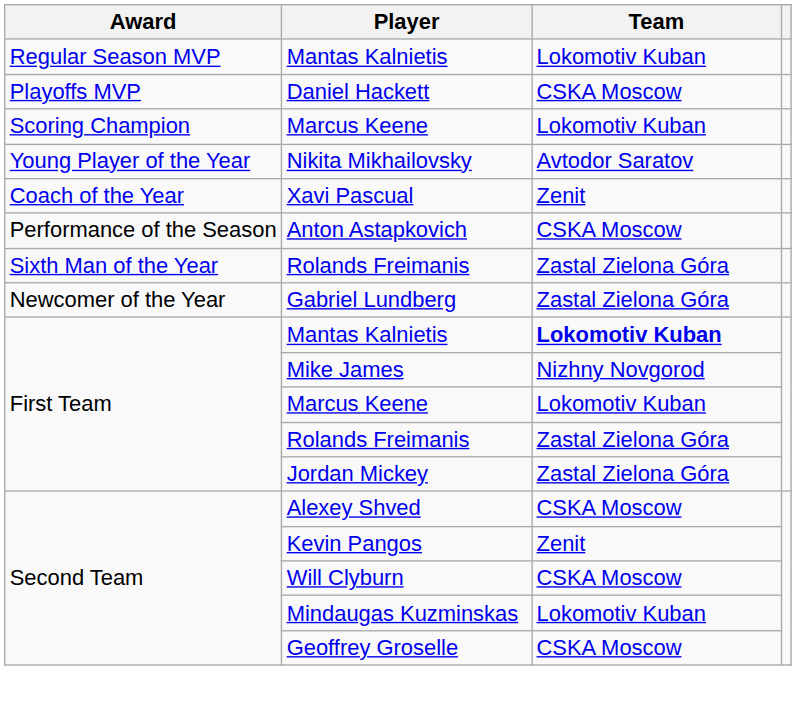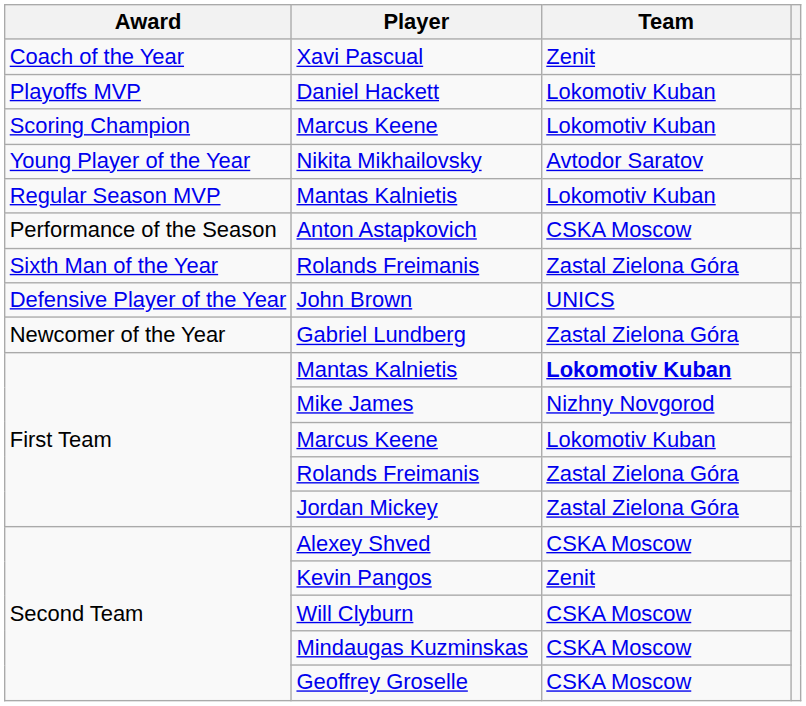rows swapped: (115, 56) <-> (97, 195)
(609, 91) CSKA Moscow -> (631, 91) Lokomotiv Kuban
+ row: (148, 299)
(621, 612) Lokomotiv Kuban -> (619, 647) CSKA Moscow
